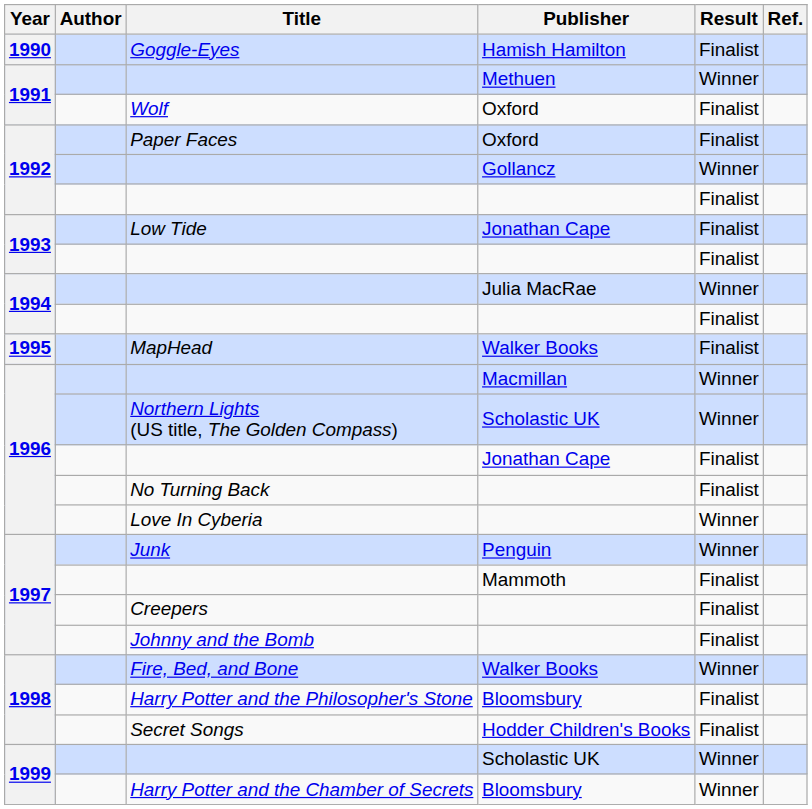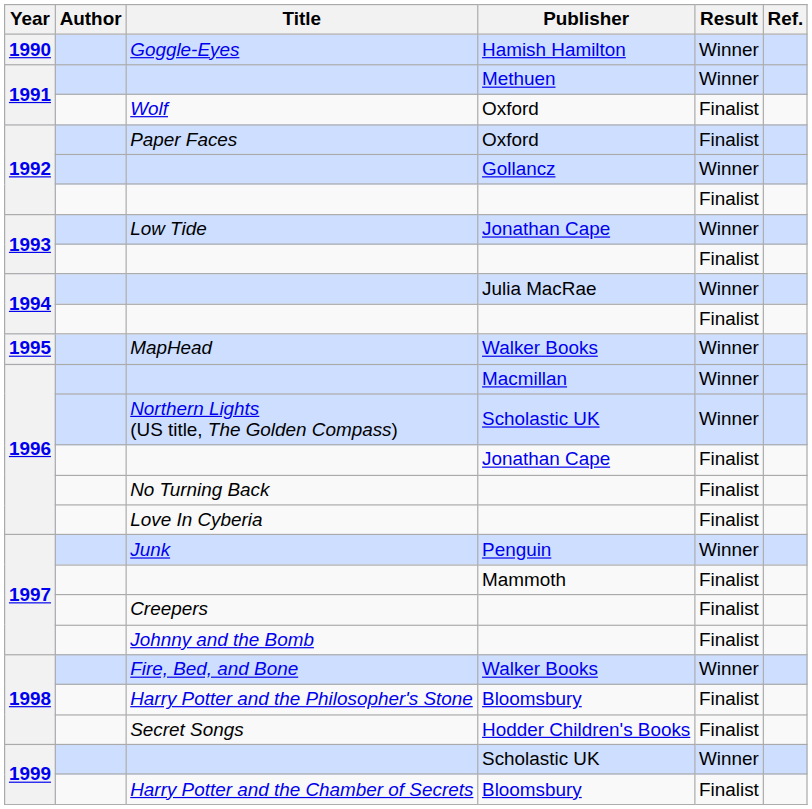(729, 49) Finalist -> (729, 49) Winner
(729, 229) Finalist -> (729, 229) Winner
(729, 348) Finalist -> (729, 348) Winner
(729, 519) Winner -> (729, 519) Finalist
(729, 789) Winner -> (729, 789) Finalist
